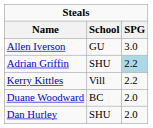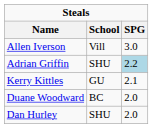(97, 47) GU -> (97, 47) Vill
(97, 81) Vill -> (97, 81) GU
(131, 81) 2.2 -> (131, 81) 2.1
